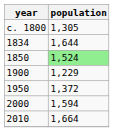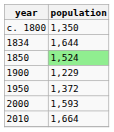(65, 27) 1,305 -> (65, 27) 1,350
(65, 104) 1,594 -> (65, 104) 1,593
